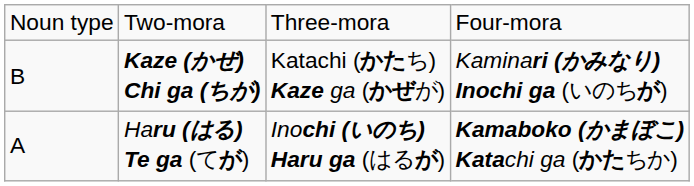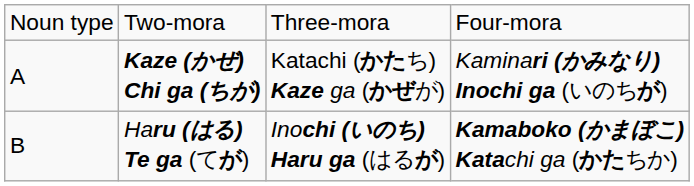(18, 75) B -> (18, 75) A
(18, 145) A -> (18, 145) B
